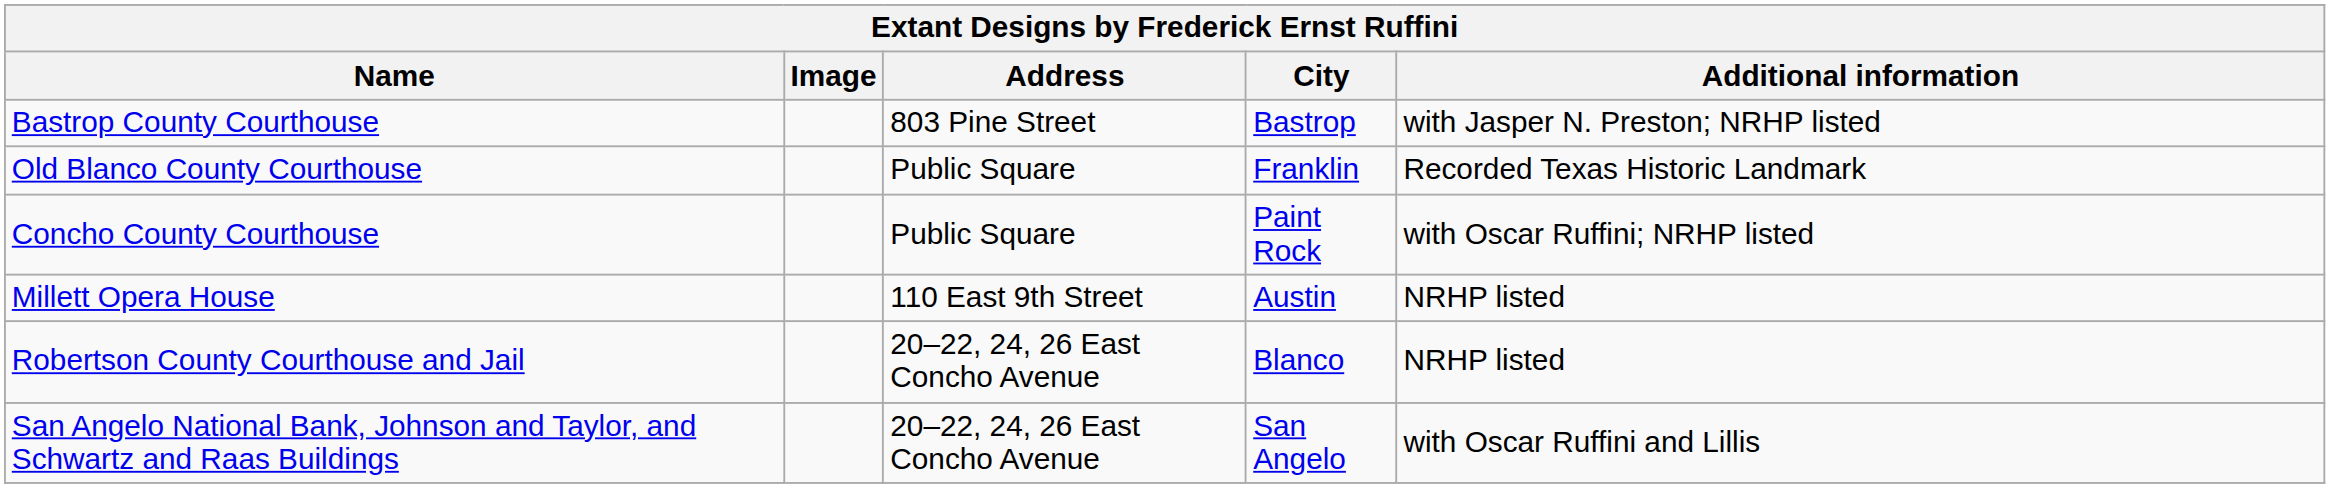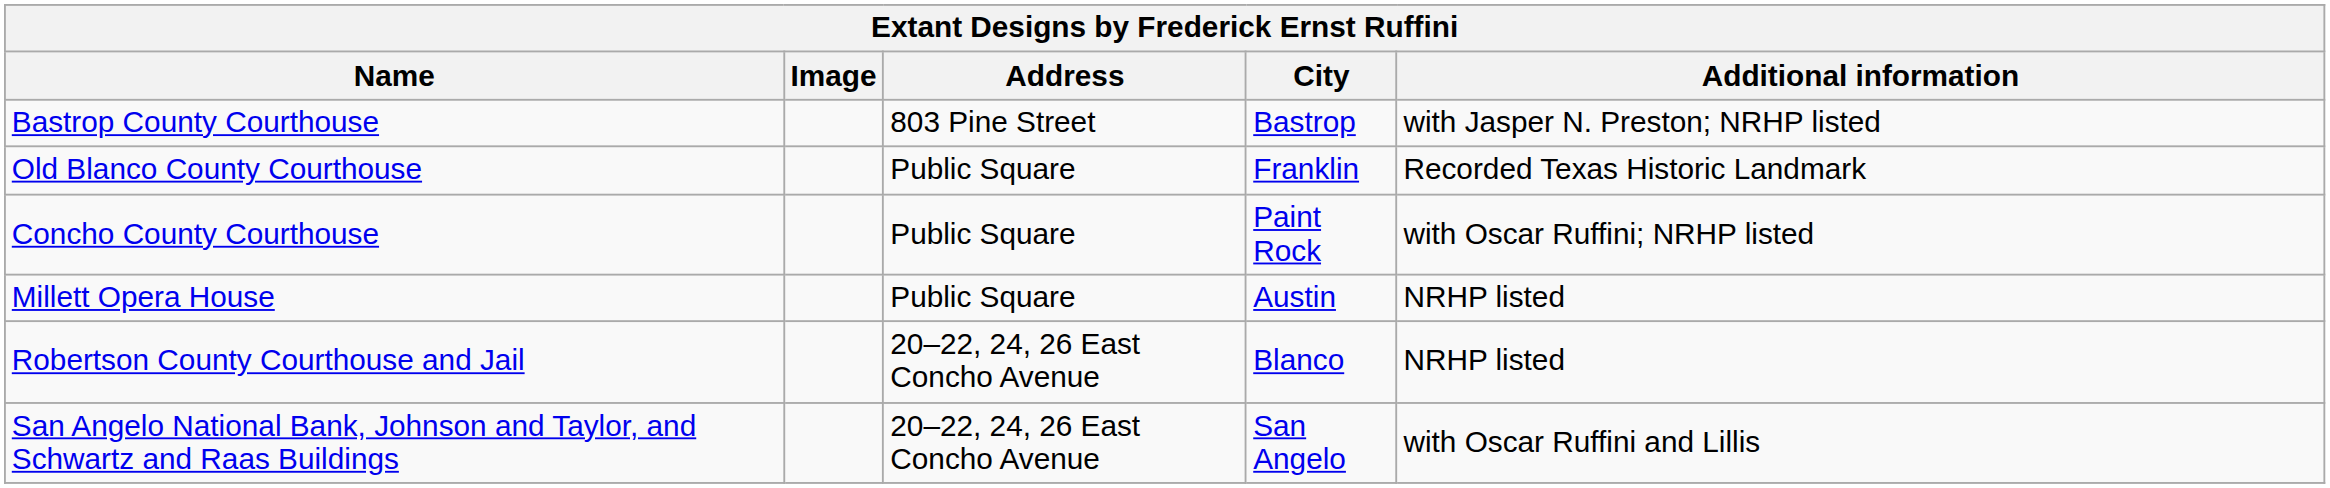(1017, 297) 110 East 9th Street -> (983, 297) Public Square
